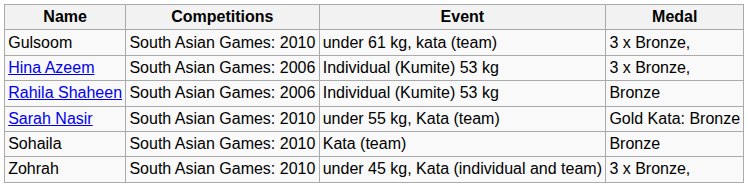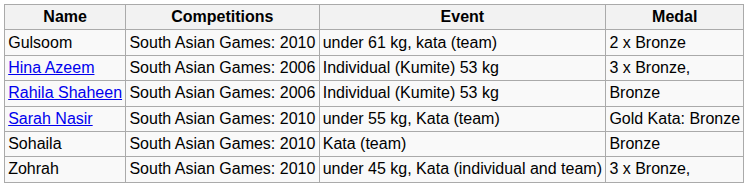(650, 42) 3 x Bronze, -> (648, 42) 2 x Bronze
